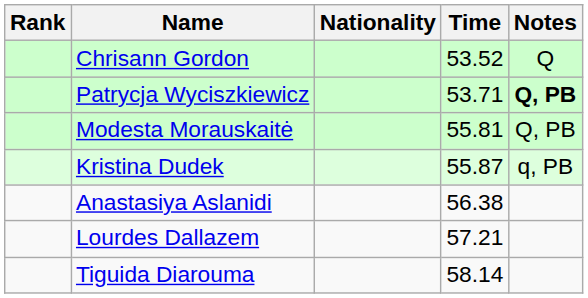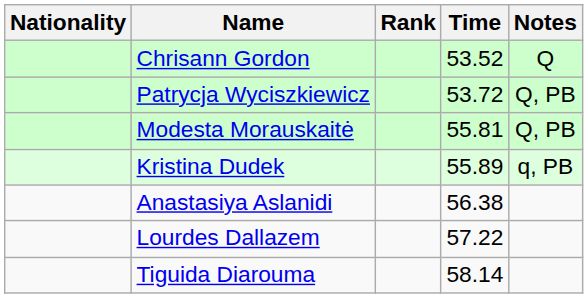columns swapped: (38, 22) <-> (378, 22)
(475, 94) 53.71 -> (475, 94) 53.72
(545, 94) bold -> (545, 94) normal
(475, 166) 55.87 -> (475, 166) 55.89
(475, 238) 57.21 -> (475, 238) 57.22
